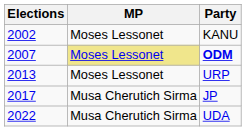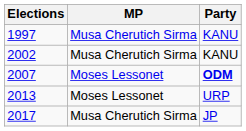+ row: (22, 34)
(117, 34) Moses Lessonet -> (133, 55) Musa Cherutich Sirma
(117, 55) khaki background -> (117, 75) no background
- row: (22, 116)
